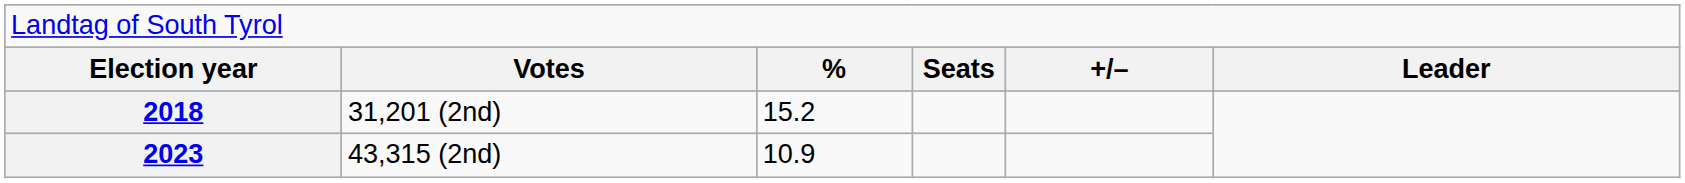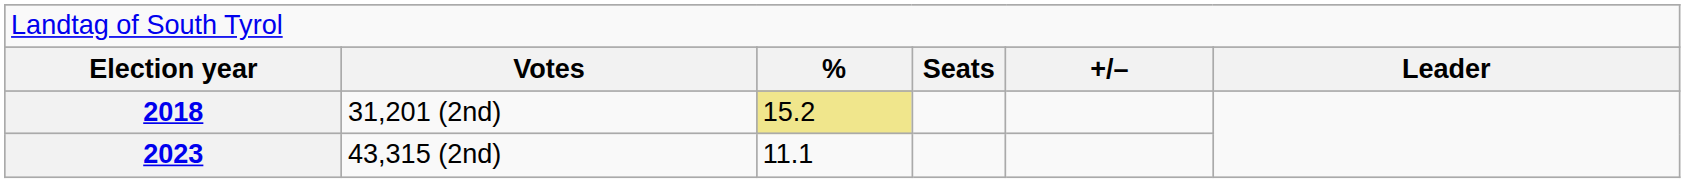(789, 111) no background -> (789, 111) khaki background
(789, 154) 10.9 -> (788, 154) 11.1
